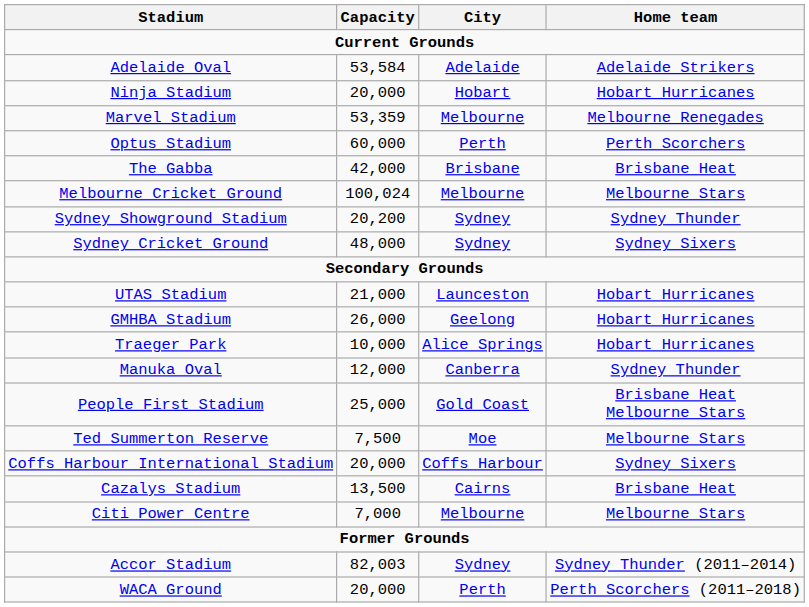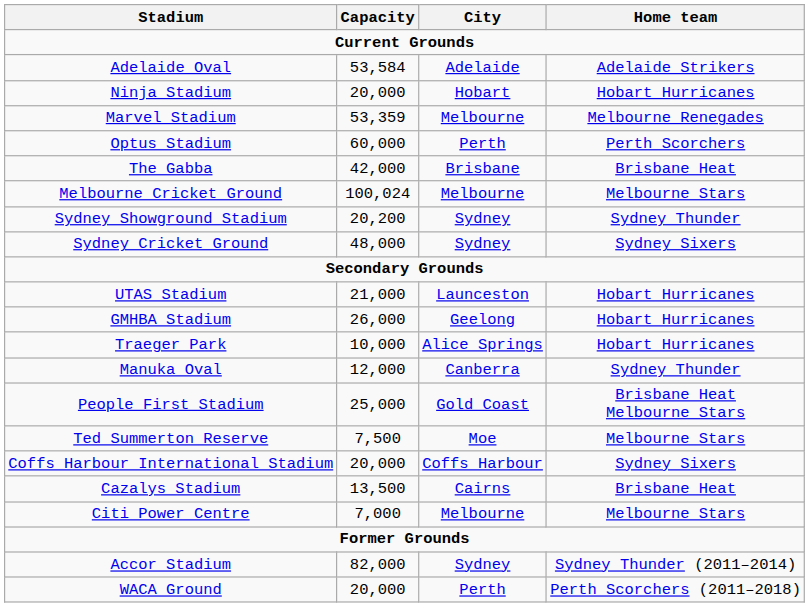(378, 565) 82,003 -> (378, 565) 82,000
